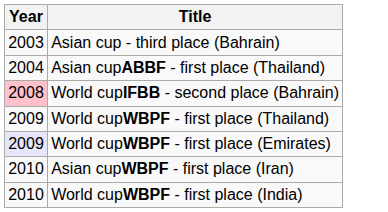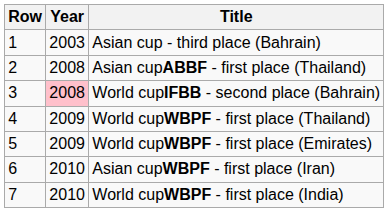+ column: (25, 17)
(26, 67) 2004 -> (67, 67) 2008
(26, 144) lavender background -> (67, 144) no background
